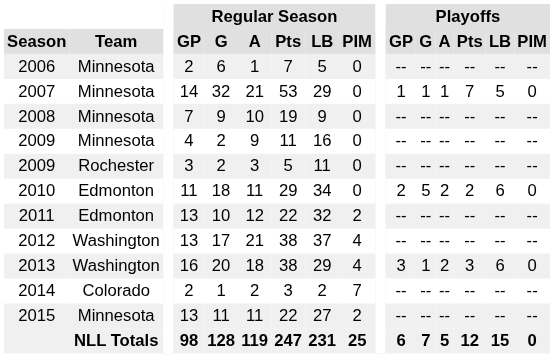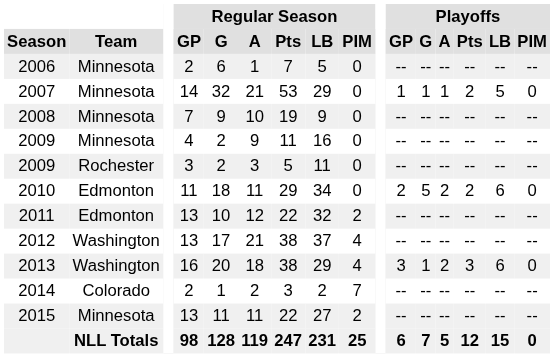(470, 91) 7 -> (470, 91) 2
